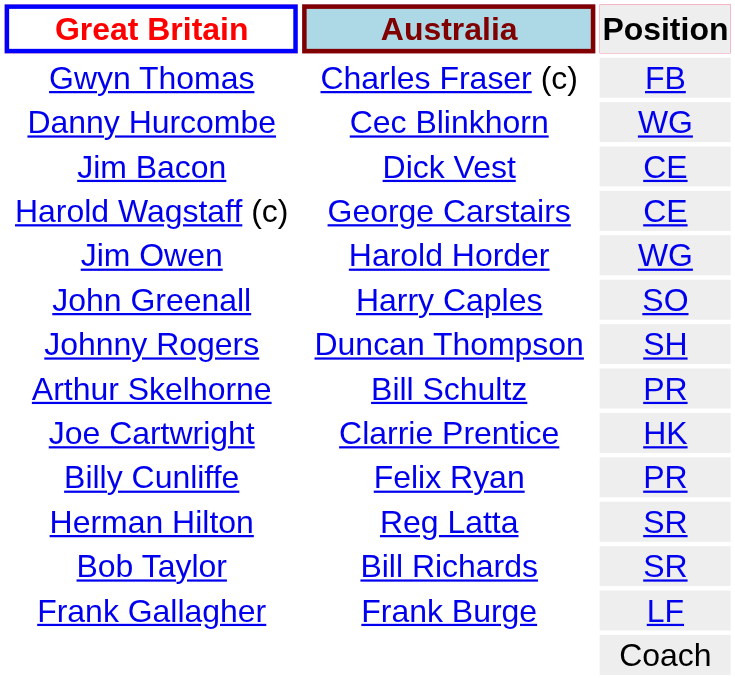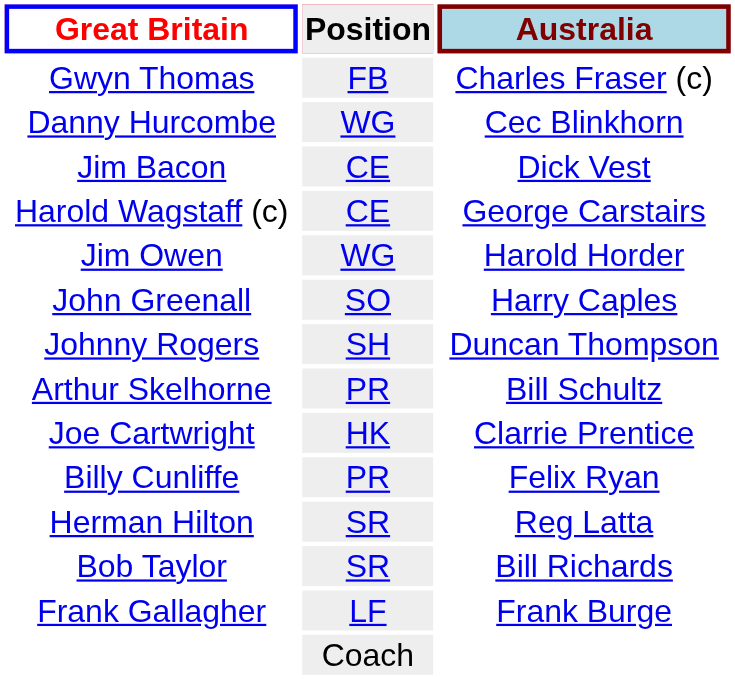columns swapped: (665, 29) <-> (449, 29)
